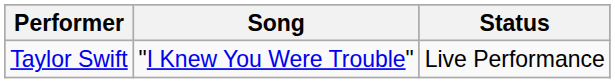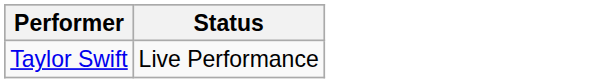- column: (276, 23)
